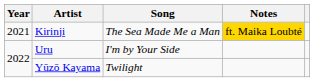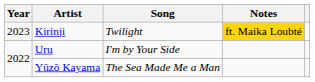(18, 31) 2021 -> (18, 31) 2023
(163, 31) The Sea Made Me a Man -> (124, 31) Twilight
(124, 67) Twilight -> (163, 67) The Sea Made Me a Man
